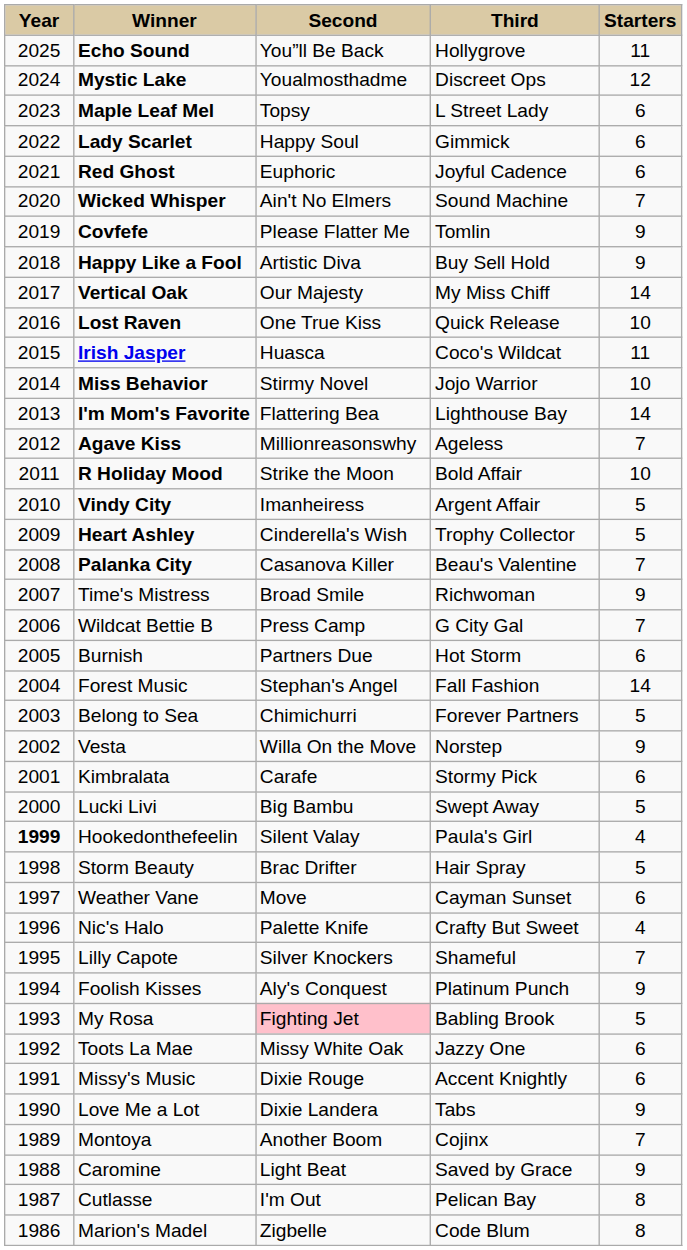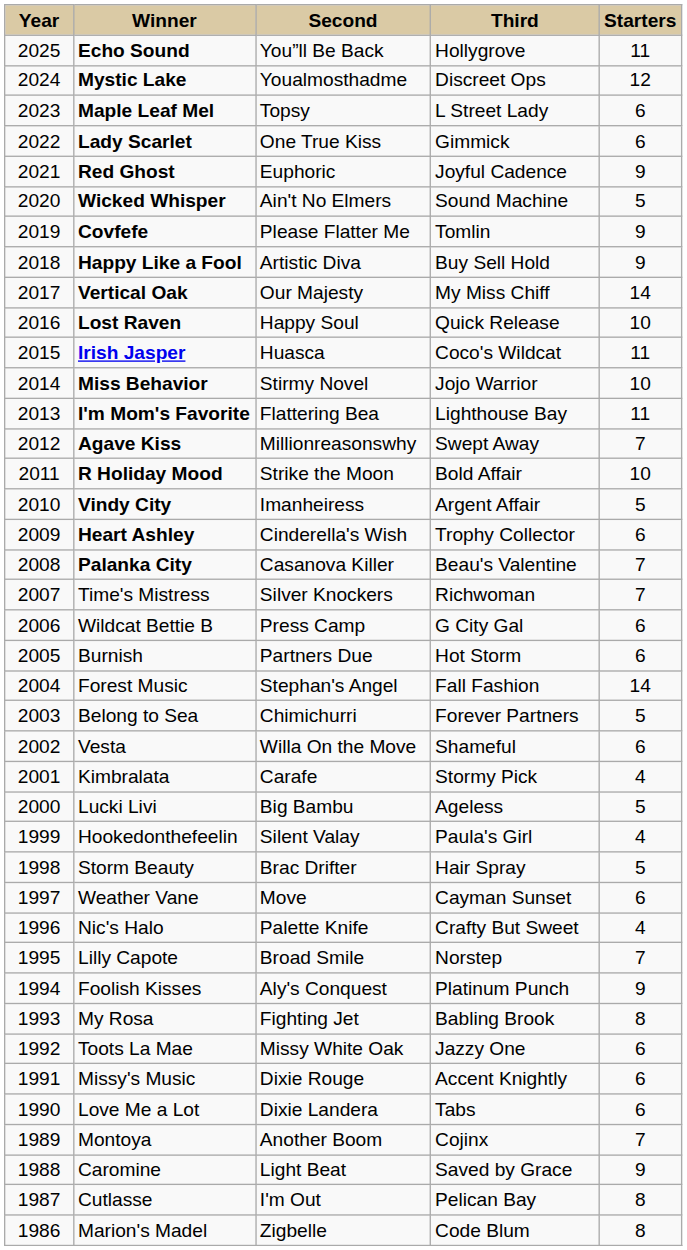(309, 141) Happy Soul -> (320, 141) One True Kiss
(640, 171) 6 -> (640, 171) 9
(640, 202) 7 -> (640, 202) 5
(320, 323) One True Kiss -> (309, 323) Happy Soul
(640, 414) 14 -> (640, 414) 11
(469, 444) Ageless -> (487, 444) Swept Away
(640, 535) 5 -> (640, 535) 6
(312, 595) Broad Smile -> (326, 595) Silver Knockers
(640, 595) 9 -> (640, 595) 7
(640, 625) 7 -> (640, 625) 6
(469, 746) Norstep -> (476, 746) Shameful
(640, 746) 9 -> (640, 746) 6
(640, 777) 6 -> (640, 777) 4
(487, 807) Swept Away -> (469, 807) Ageless
(39, 837) bold -> (39, 837) normal
(326, 958) Silver Knockers -> (312, 958) Broad Smile
(476, 958) Shameful -> (469, 958) Norstep
(309, 1019) pink background -> (309, 1019) no background
(640, 1019) 5 -> (640, 1019) 8
(640, 1109) 9 -> (640, 1109) 6
